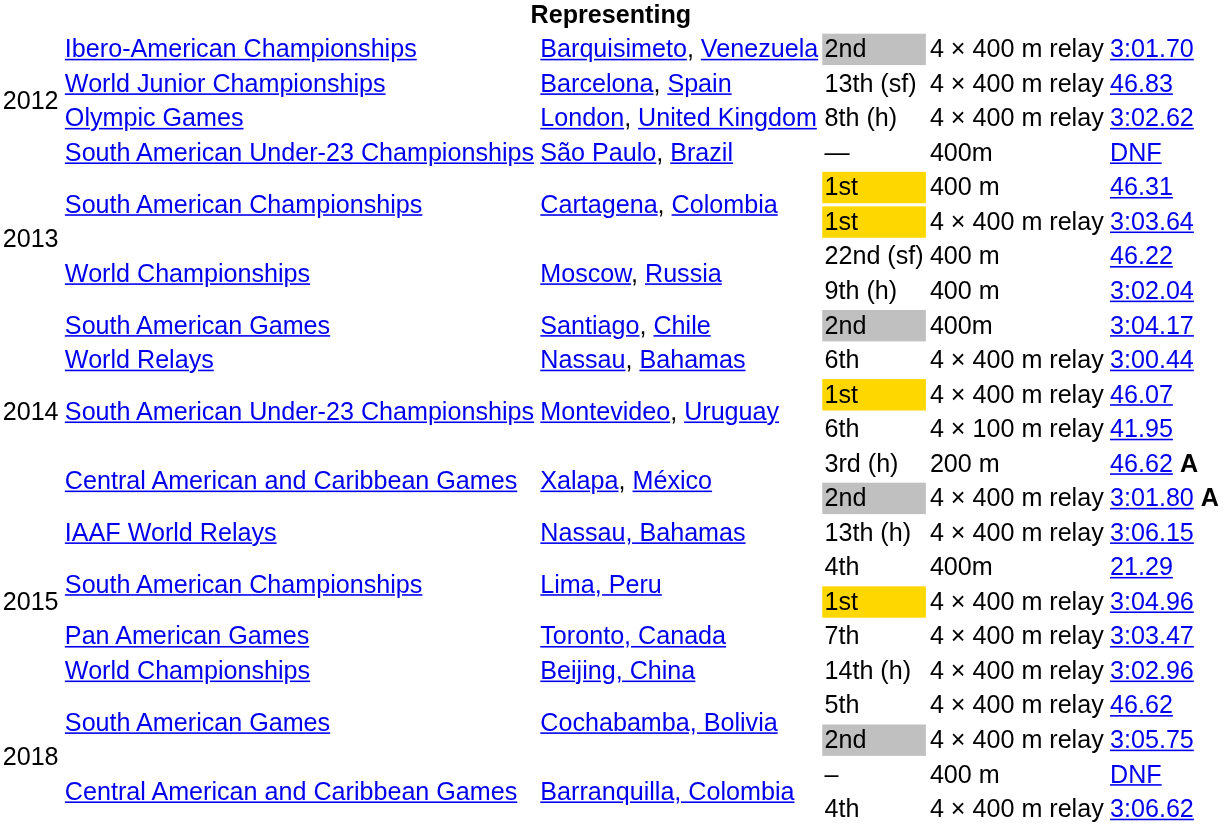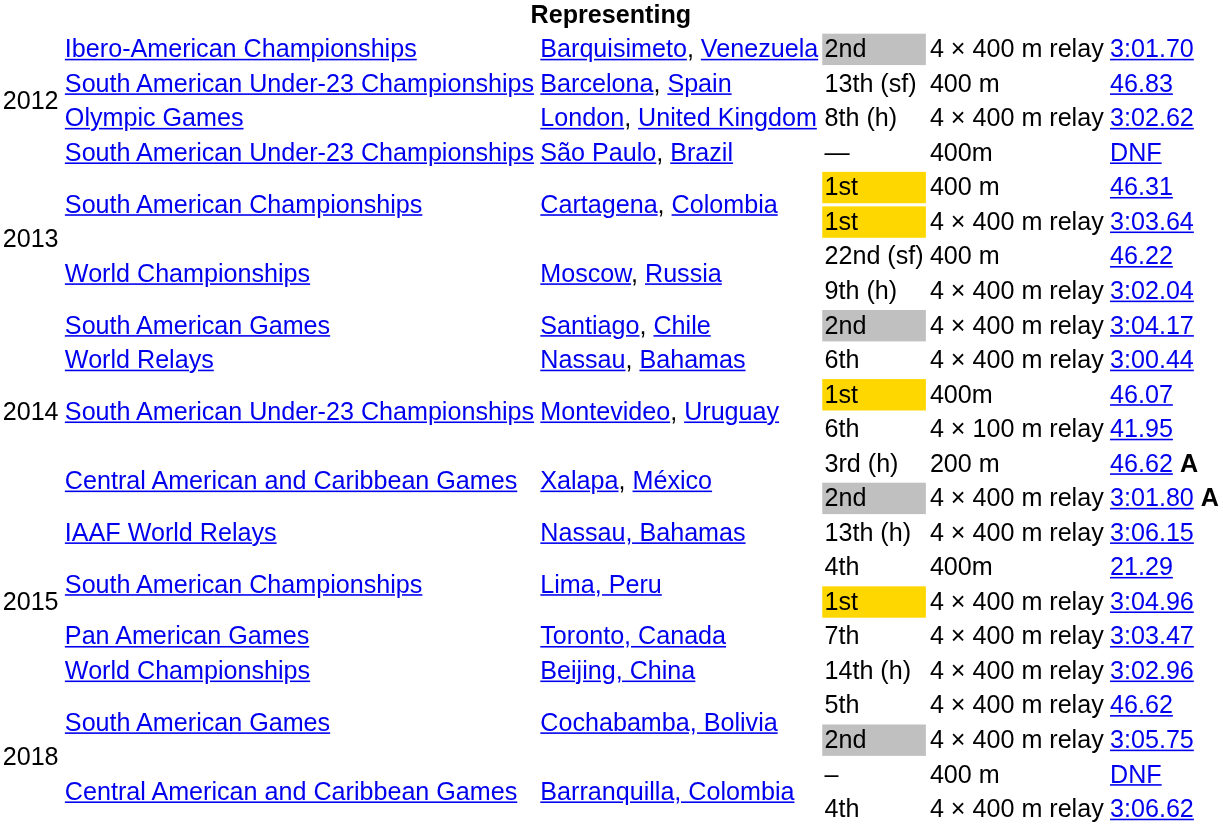(225, 83) World Junior Championships -> (299, 83) South American Under-23 Championships
(1017, 83) 4 × 400 m relay -> (965, 83) 400 m
(965, 290) 400 m -> (1017, 290) 4 × 400 m relay
(961, 325) 400m -> (1017, 325) 4 × 400 m relay
(1017, 394) 4 × 400 m relay -> (961, 394) 400m
